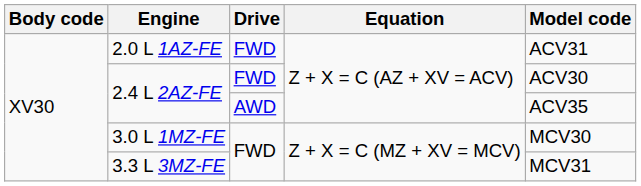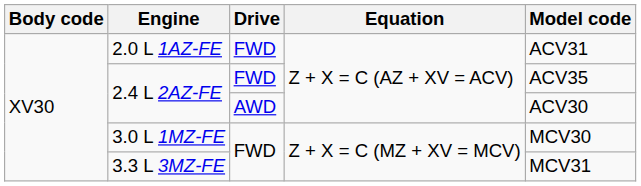(559, 78) ACV30 -> (559, 78) ACV35
(559, 107) ACV35 -> (559, 107) ACV30
